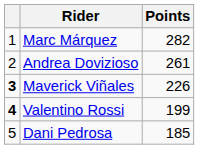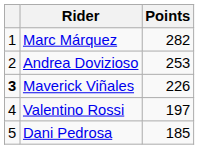(178, 63) 261 -> (178, 63) 253
(12, 110) bold -> (12, 110) normal
(178, 110) 199 -> (178, 110) 197
